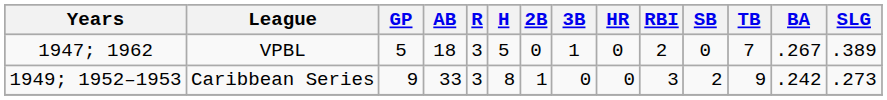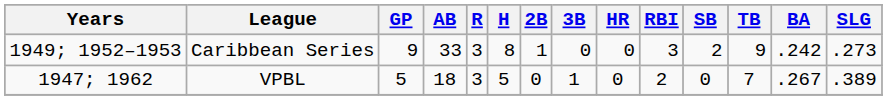rows swapped: (283, 50) <-> (283, 80)
